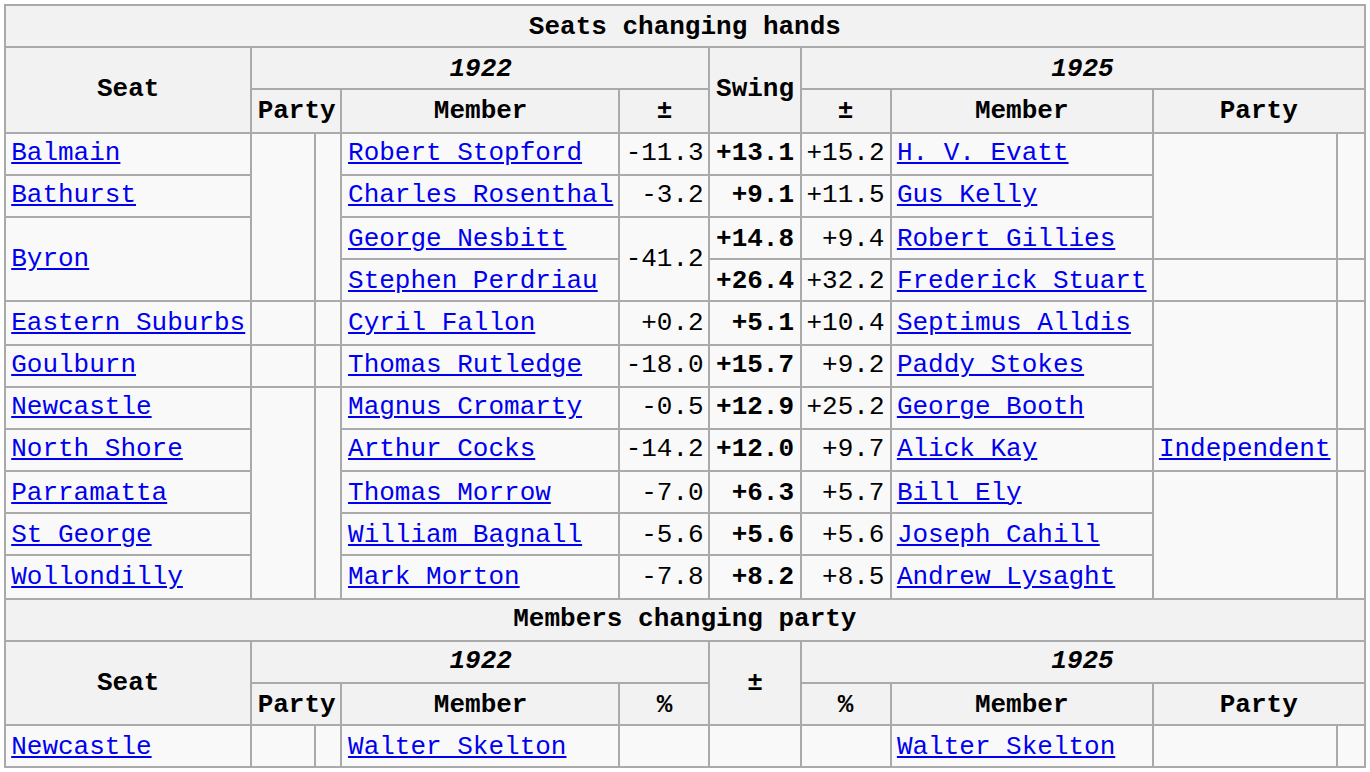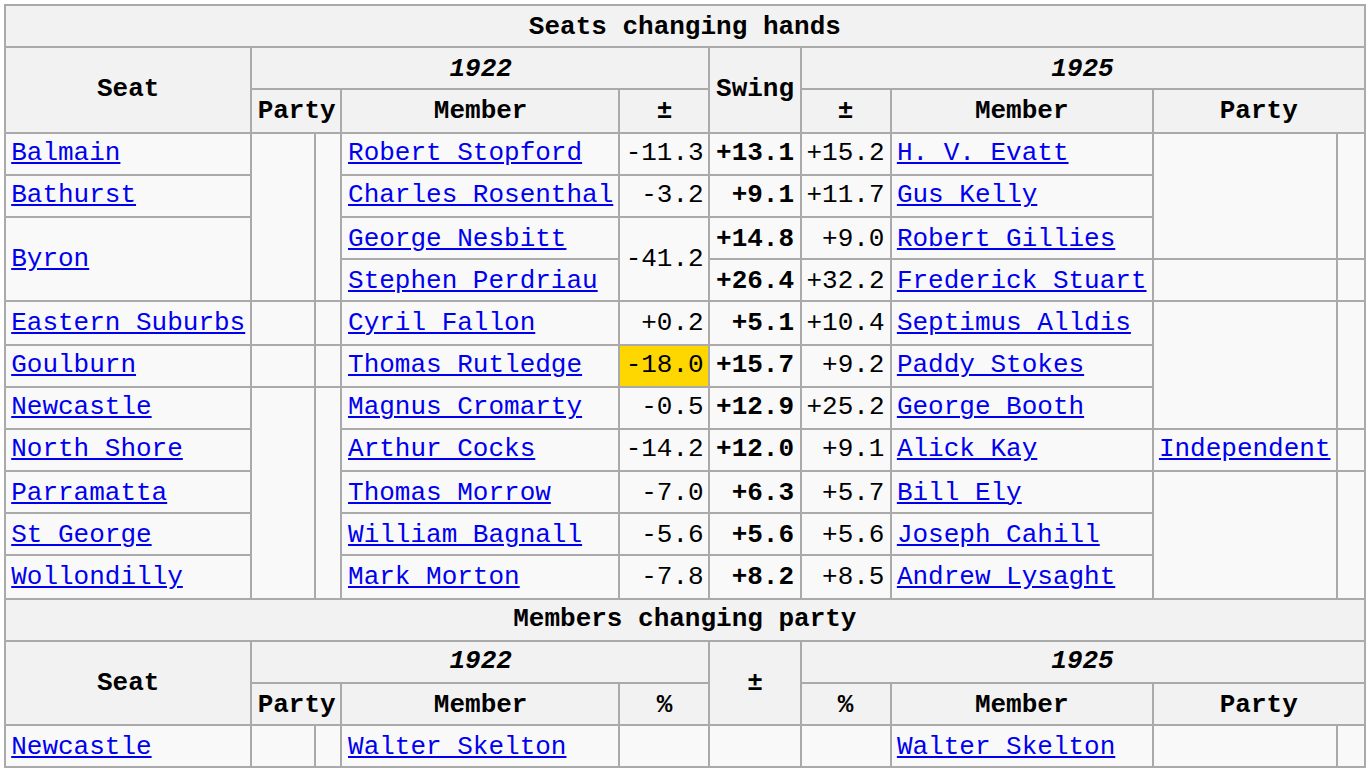(845, 196) +11.5 -> (845, 196) +11.7
(853, 238) +9.4 -> (853, 238) +9.0
(665, 365) no background -> (665, 365) gold background
(853, 450) +9.7 -> (853, 450) +9.1
